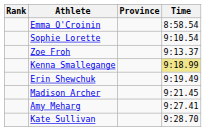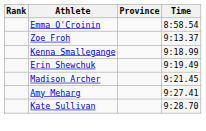- row: (65, 38)
(181, 65) khaki background -> (181, 52) no background
